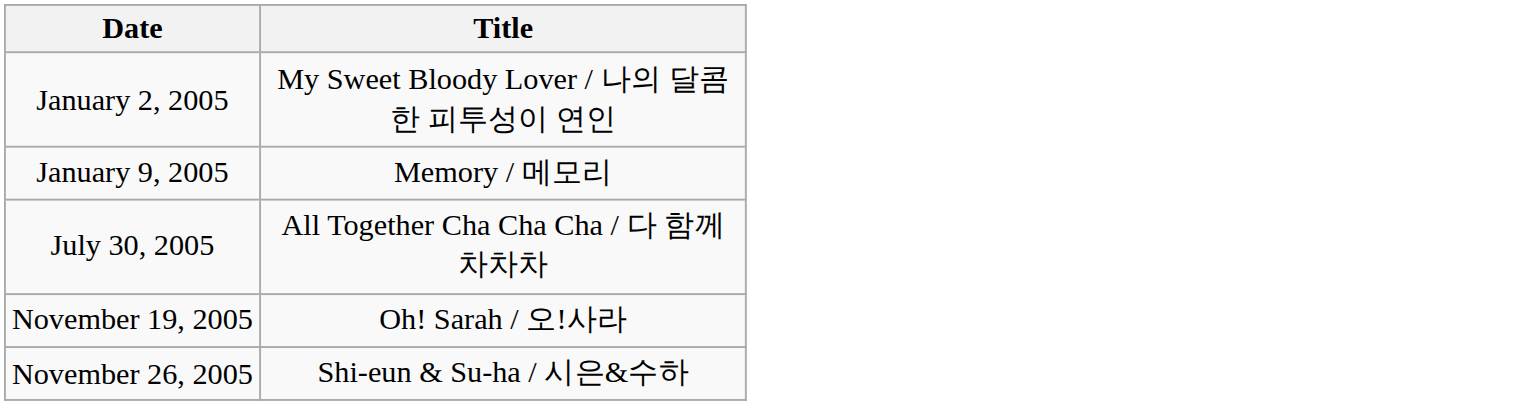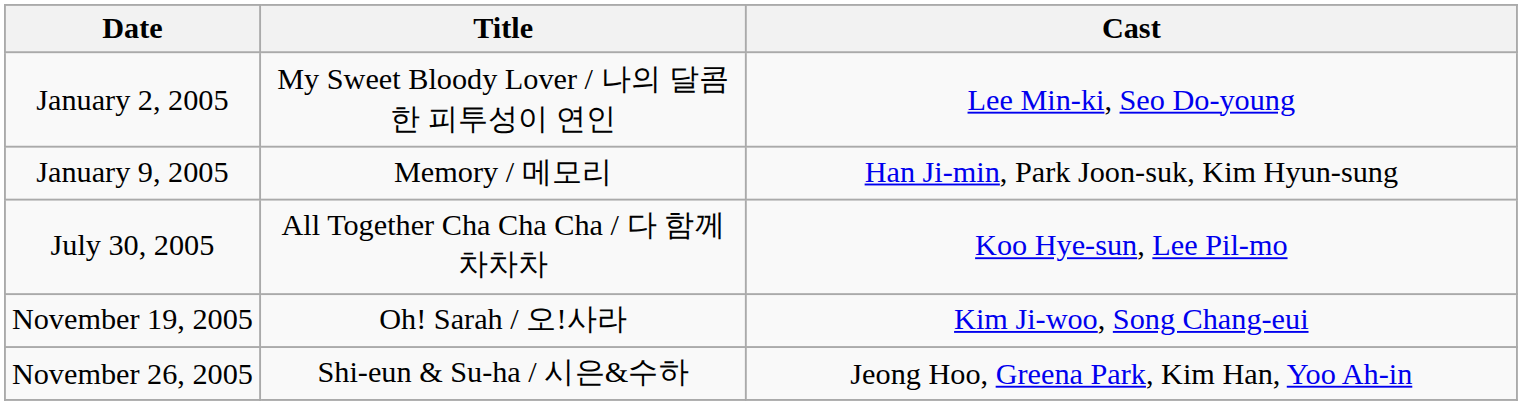+ column: (1131, 28)
